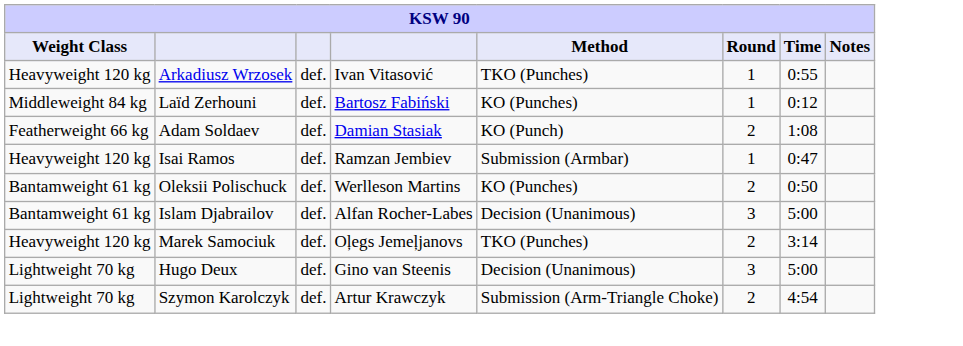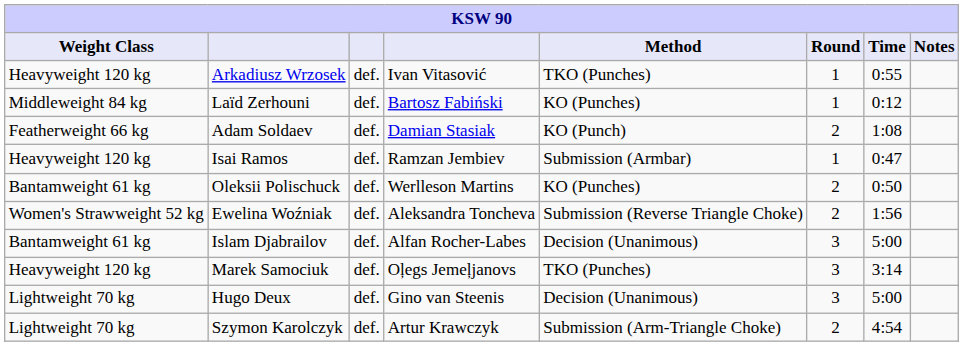+ row: (272, 214)
(751, 242) 2 -> (836, 270) 3
